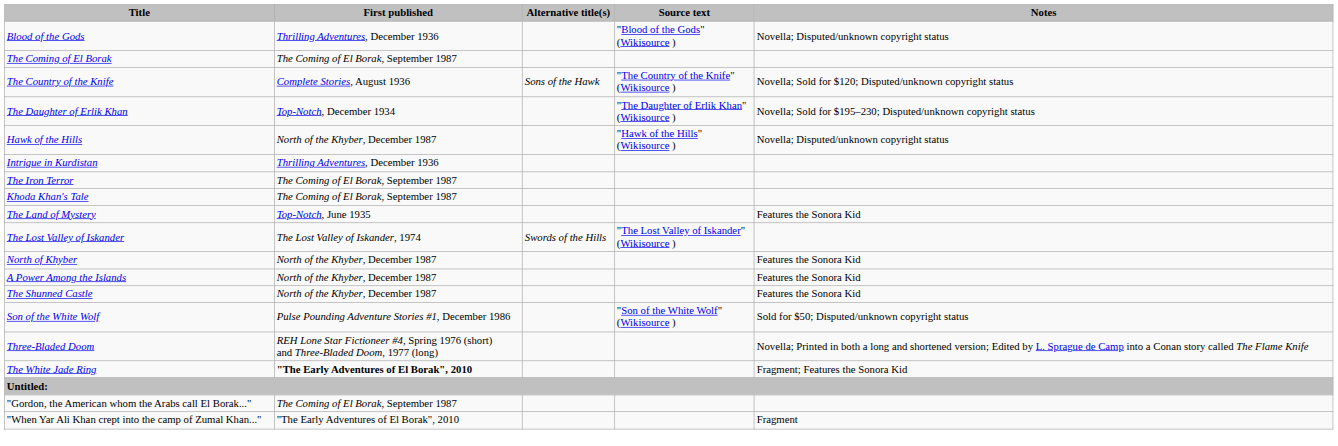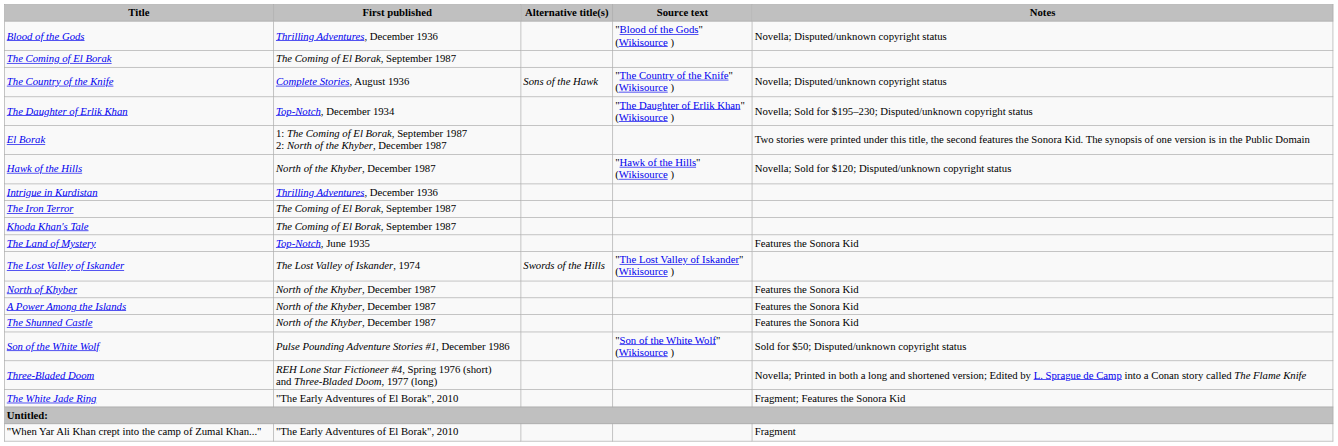(885, 82) Novella; Sold for $120; Disputed/unknown copyright status -> (851, 82) Novella; Disputed/unknown copyright status
+ row: (26, 140)
(853, 140) Novella; Disputed/unknown copyright status -> (883, 169) Novella; Sold for $120; Disputed/unknown copyright status
(374, 369) bold -> (367, 398) normal
- row: (129, 403)
